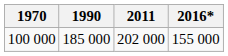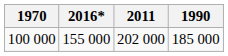columns swapped: (86, 16) <-> (196, 16)
